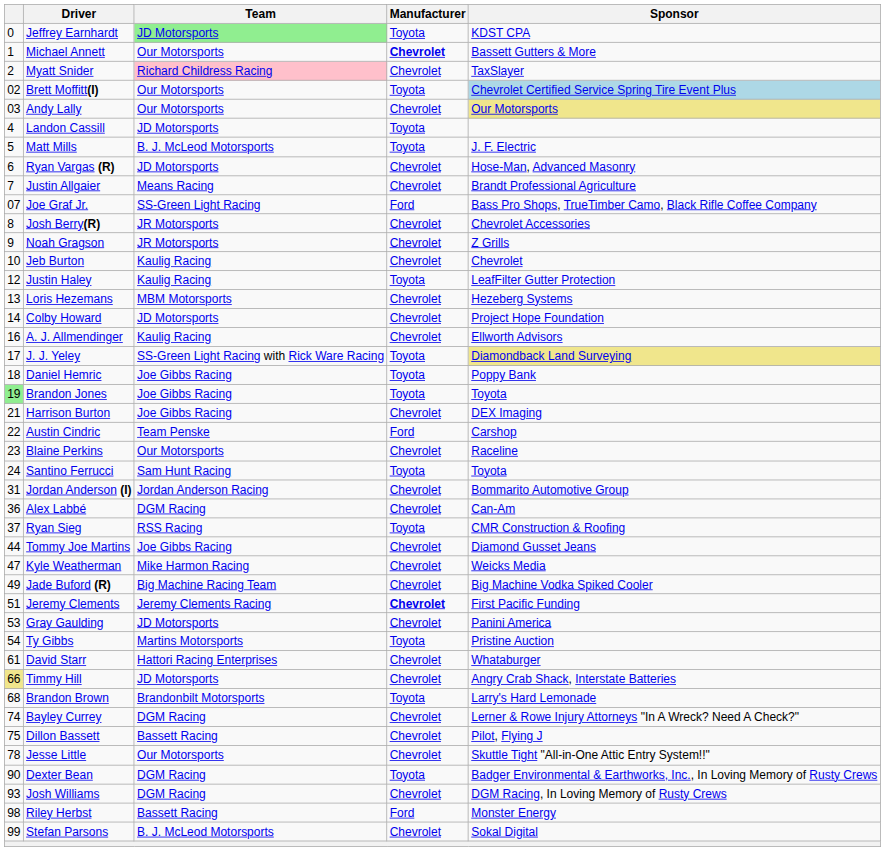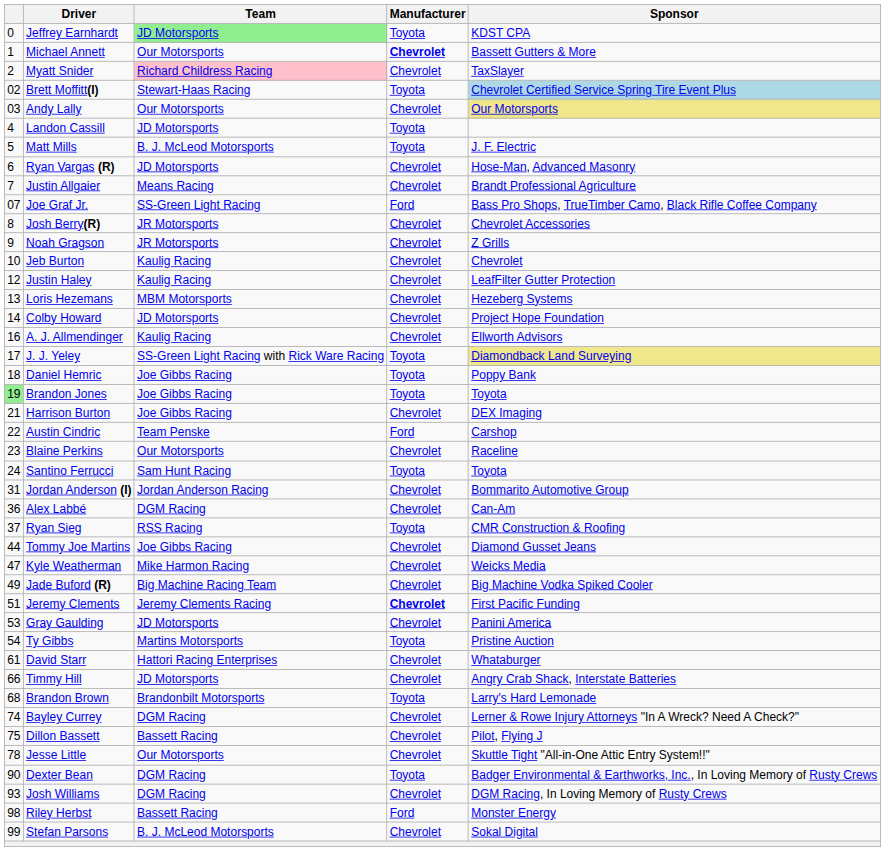(180, 90) Our Motorsports -> (194, 90) Stewart-Haas Racing
(407, 280) Toyota -> (415, 280) Chevrolet
(14, 679) khaki background -> (14, 679) no background
